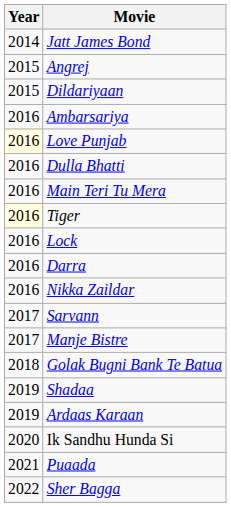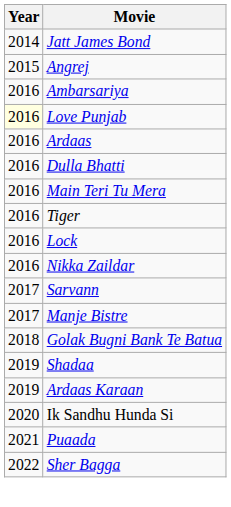- row: (85, 91)
+ row: (69, 141)
(24, 215) lightyellow background -> (24, 215) no background
- row: (66, 265)
